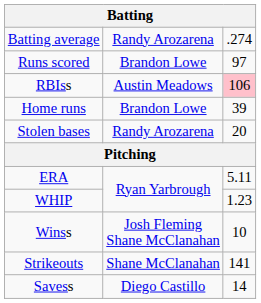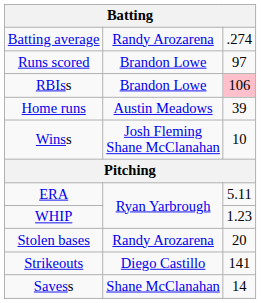(163, 85) Austin Meadows -> (163, 85) Brandon Lowe
(163, 108) Brandon Lowe -> (163, 108) Austin Meadows
rows swapped: (54, 131) <-> (54, 232)
(163, 263) Shane McClanahan -> (163, 263) Diego Castillo
(163, 286) Diego Castillo -> (163, 286) Shane McClanahan
